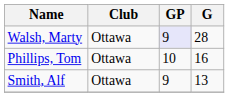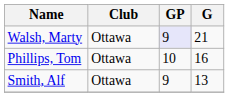(201, 37) 28 -> (201, 37) 21
